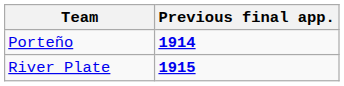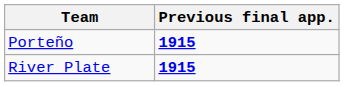(177, 42) 1914 -> (177, 42) 1915
